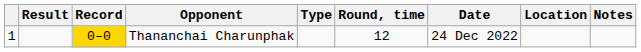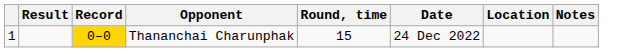- column: (316, 15)
(382, 37) 12 -> (344, 37) 15
